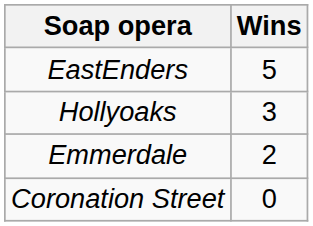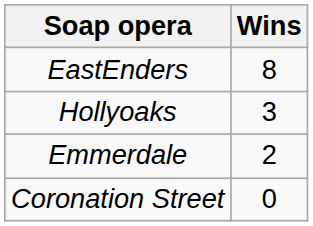(269, 69) 5 -> (269, 69) 8
